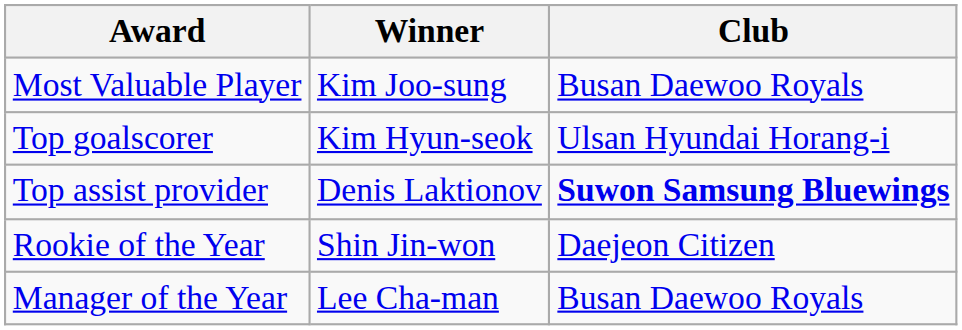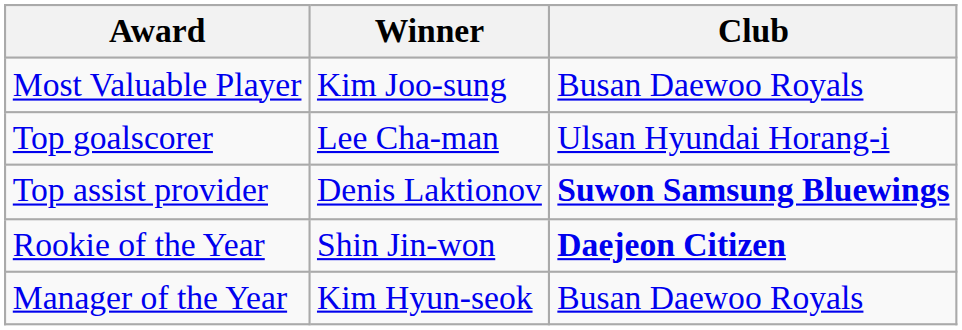(425, 137) Kim Hyun-seok -> (408, 137) Lee Cha-man
(666, 244) normal -> (672, 244) bold
(408, 297) Lee Cha-man -> (425, 297) Kim Hyun-seok
